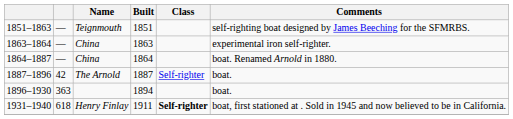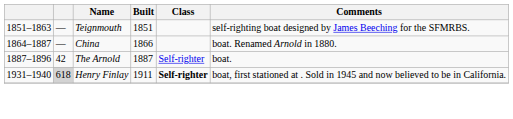- row: (29, 43)
(143, 59) 1864 -> (143, 43) 1866
- row: (29, 91)
(63, 106) no background -> (63, 75) lightgrey background
